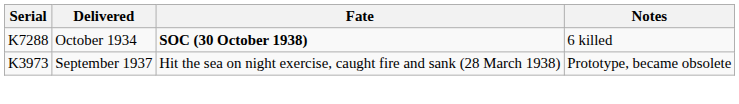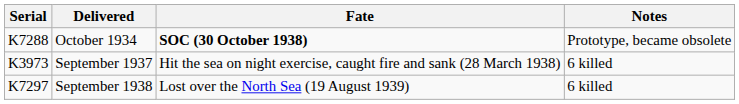(590, 39) 6 killed -> (649, 39) Prototype, became obsolete
(649, 63) Prototype, became obsolete -> (590, 63) 6 killed
+ row: (104, 87)
